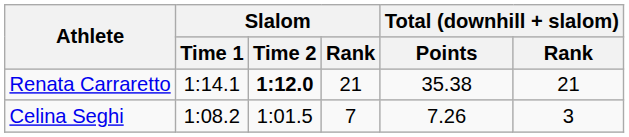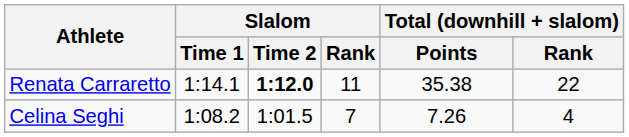(351, 85) 21 -> (351, 85) 11
(568, 85) 21 -> (568, 85) 22
(568, 117) 3 -> (568, 117) 4
